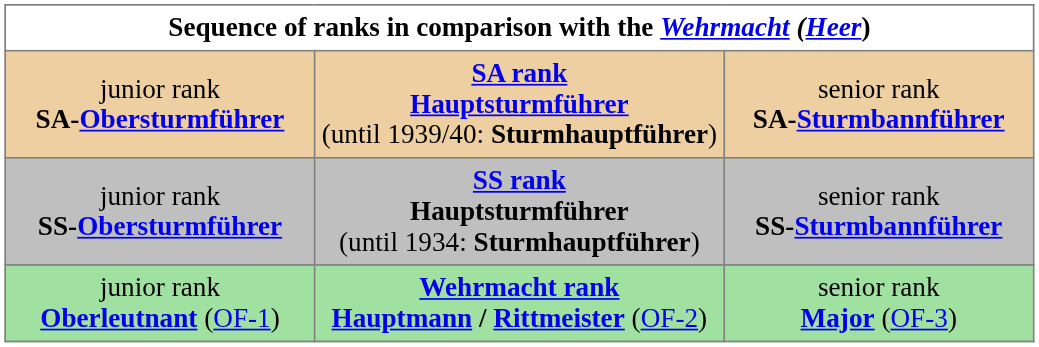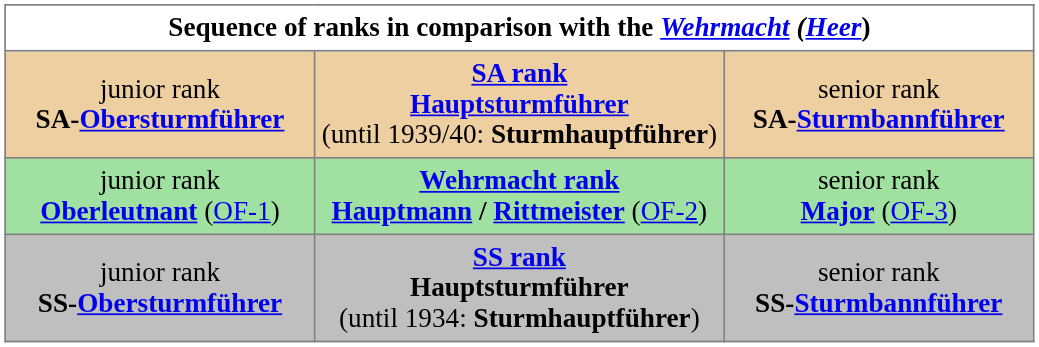rows swapped: (160, 211) <-> (160, 302)
